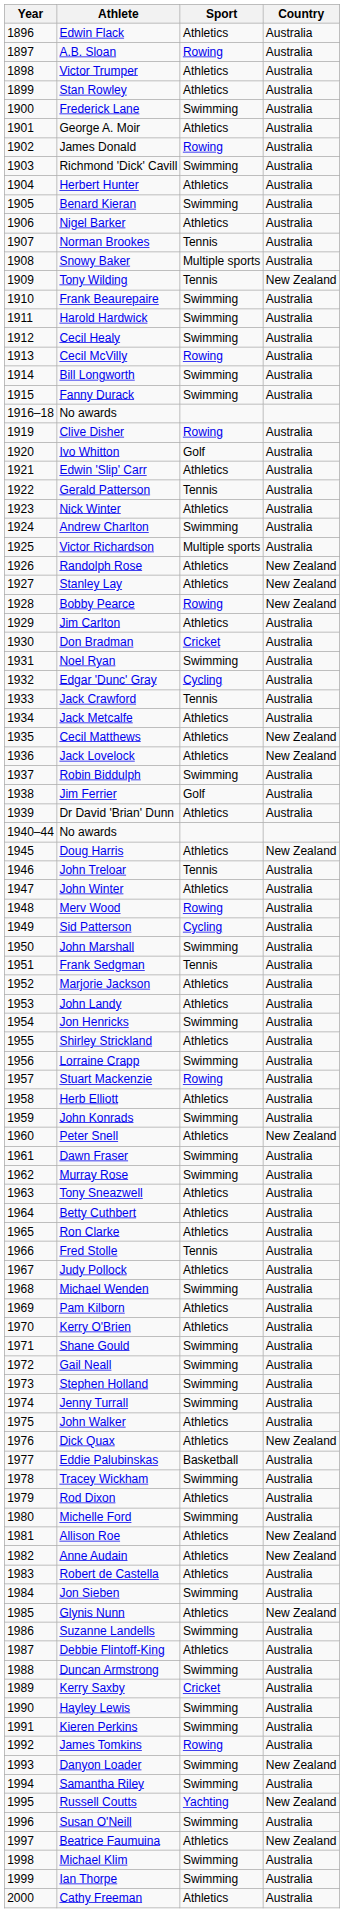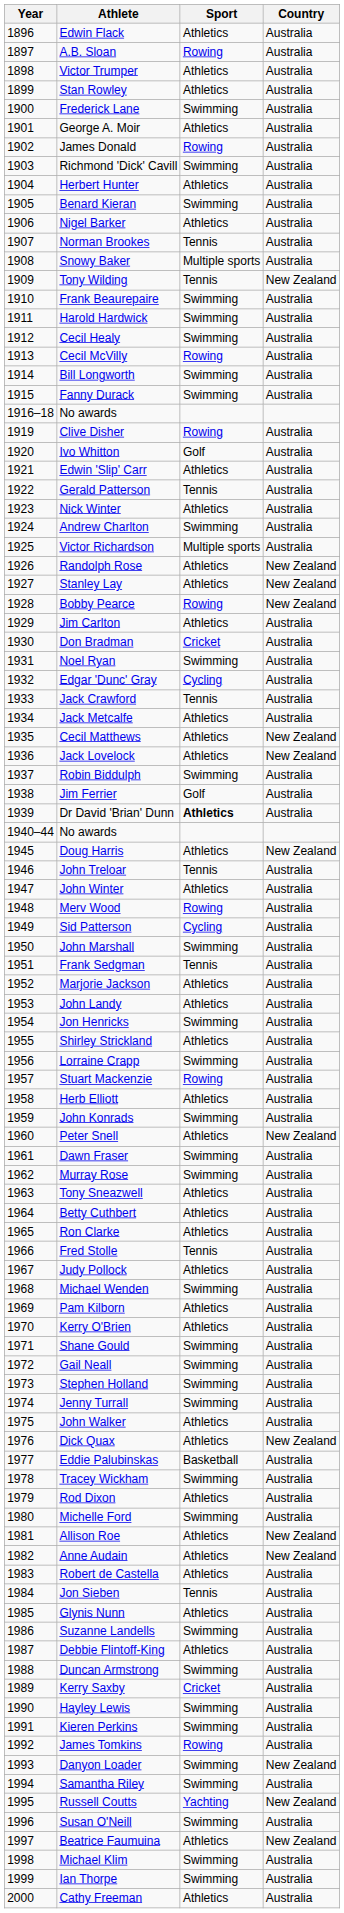(206, 813) normal -> (208, 813) bold
(211, 1593) Swimming -> (200, 1593) Tennis
(301, 1612) New Zealand -> (289, 1612) Australia
